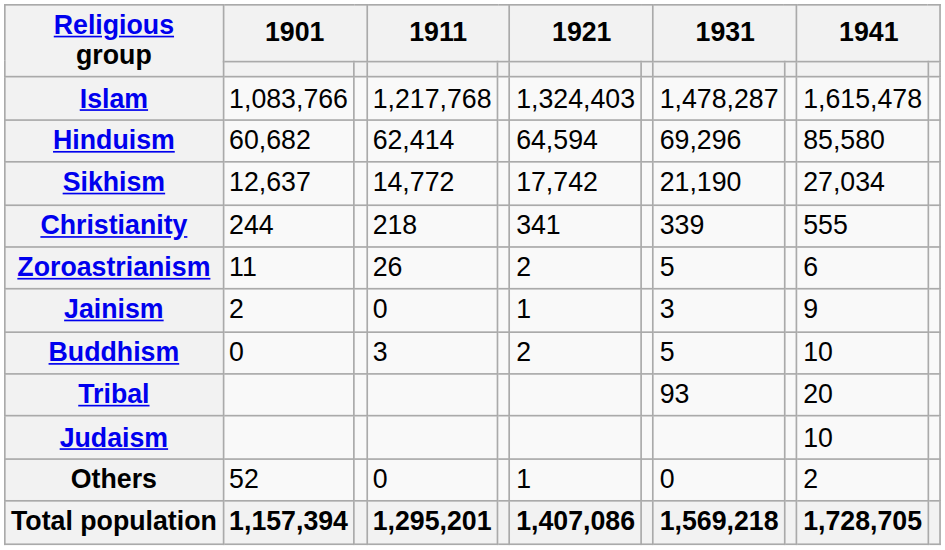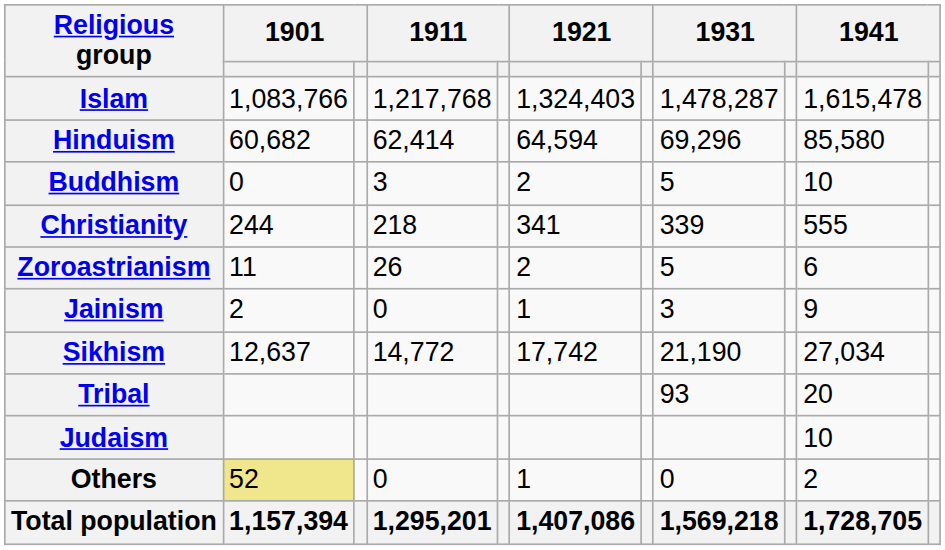rows swapped: (114, 182) <-> (114, 352)
(244, 479) no background -> (244, 479) khaki background
